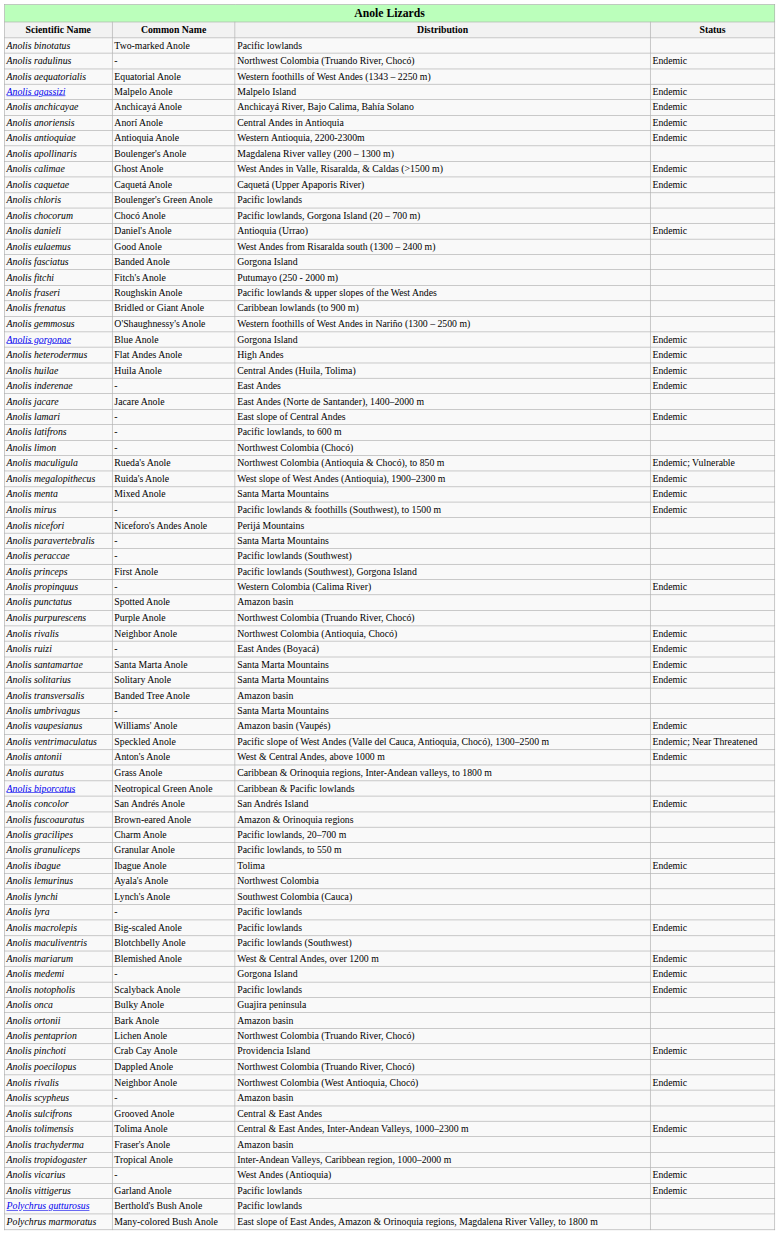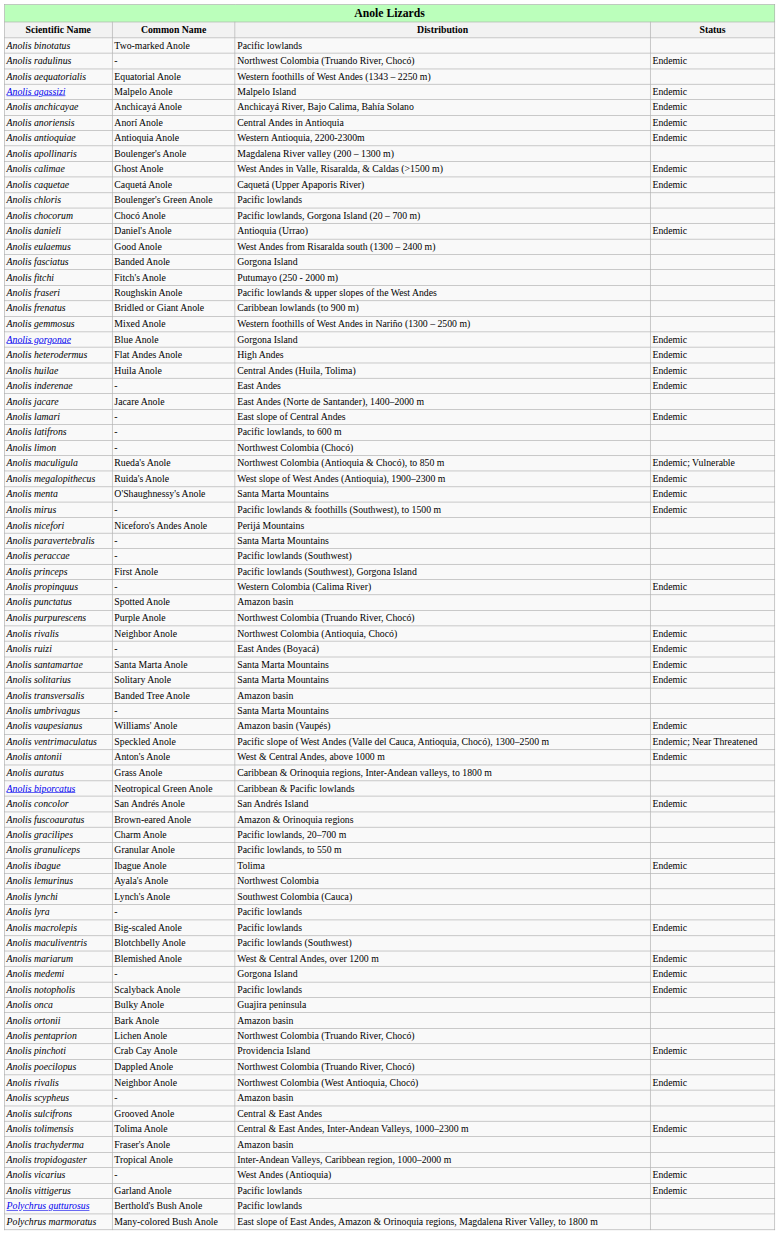(160, 324) O'Shaughnessy's Anole -> (140, 324) Mixed Anole
(140, 494) Mixed Anole -> (160, 494) O'Shaughnessy's Anole
